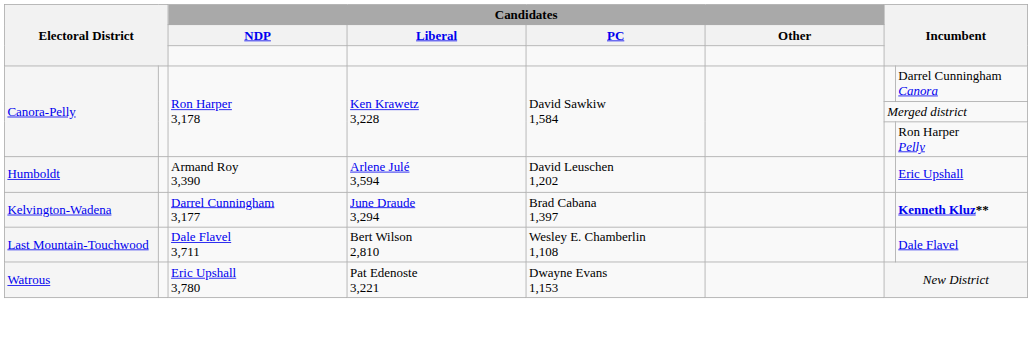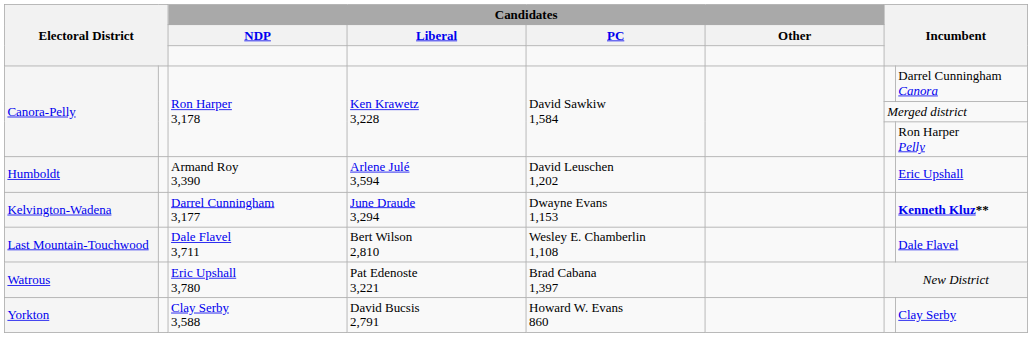(563, 209) Brad Cabana 1,397 -> (568, 209) Dwayne Evans 1,153
(568, 279) Dwayne Evans 1,153 -> (563, 279) Brad Cabana 1,397
+ row: (28, 315)
